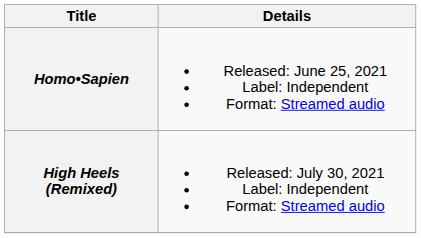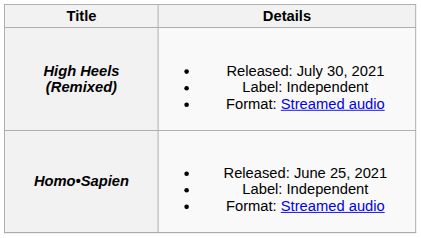rows swapped: (81, 79) <-> (81, 181)
